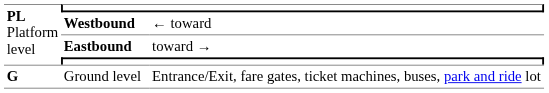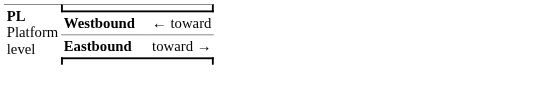- row: (102, 76)
